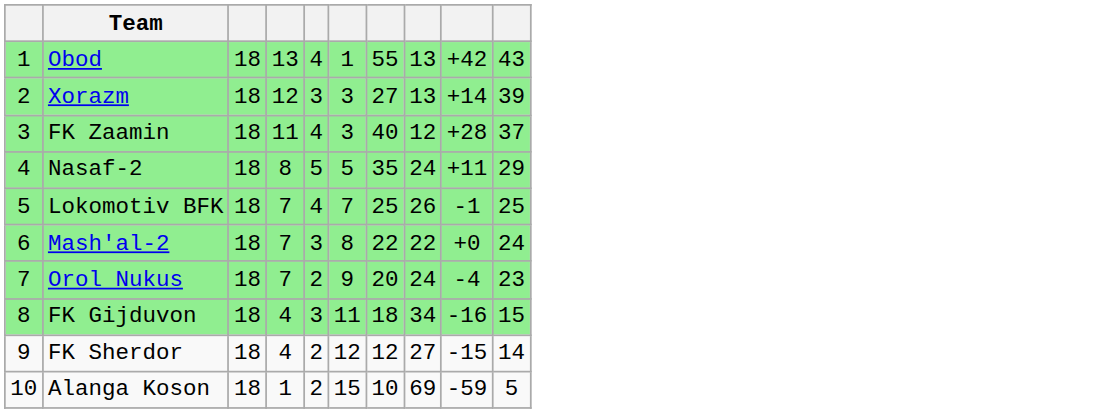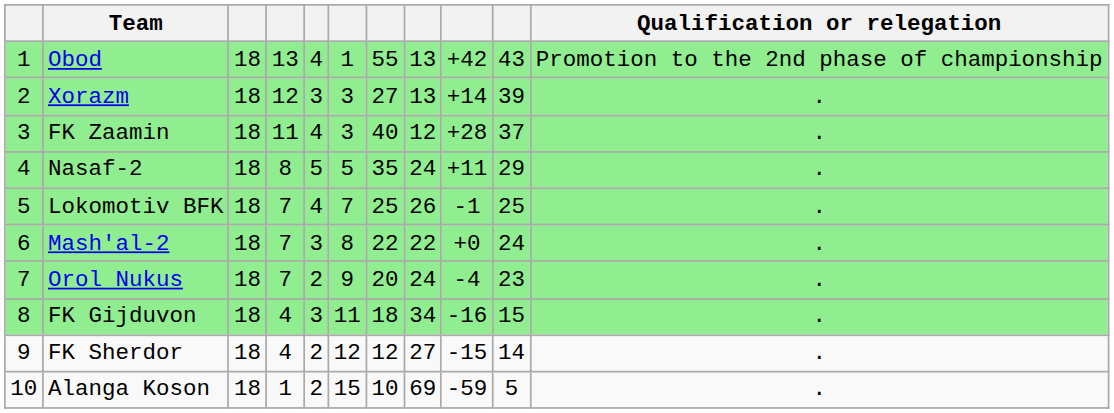+ column: (819, 23)
